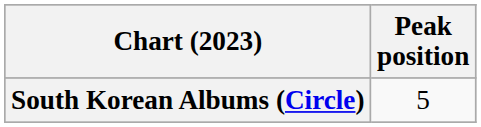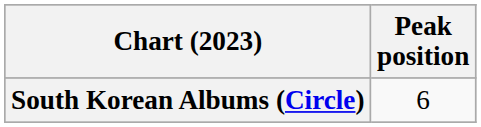(423, 99) 5 -> (423, 99) 6
